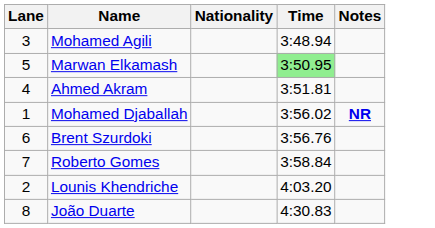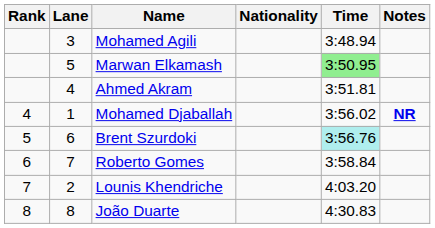+ column: (27, 16)
(306, 138) no background -> (351, 138) paleturquoise background
